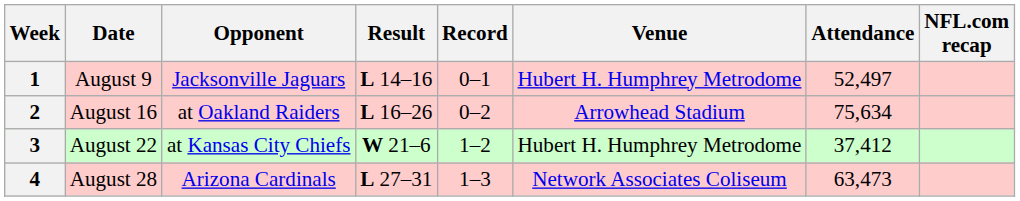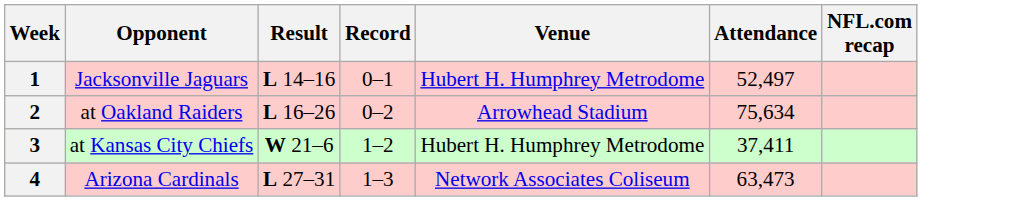- column: (113, 33)
(863, 145) 37,412 -> (766, 145) 37,411
